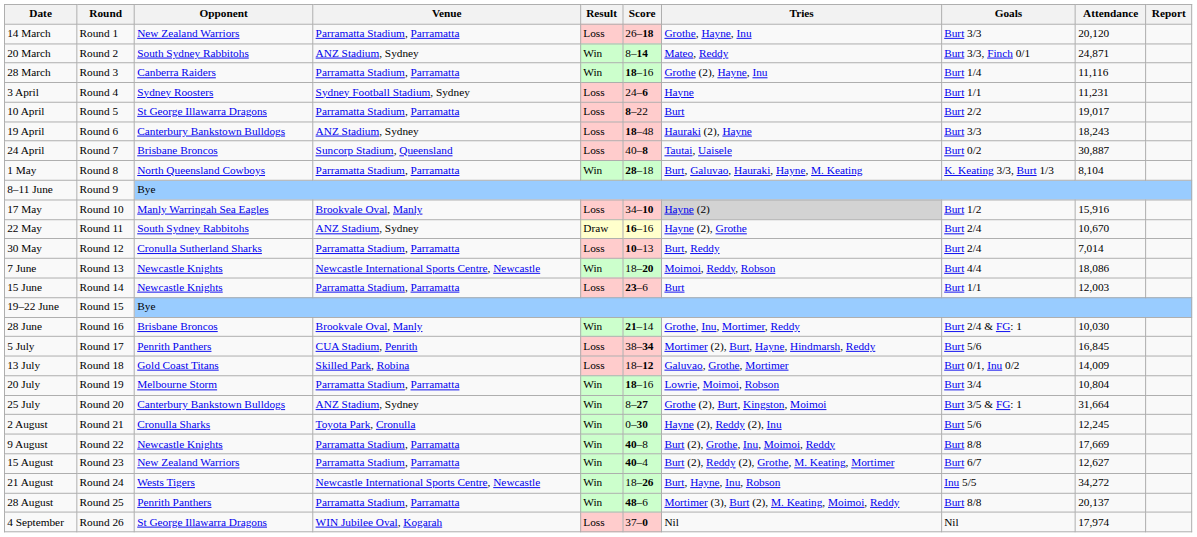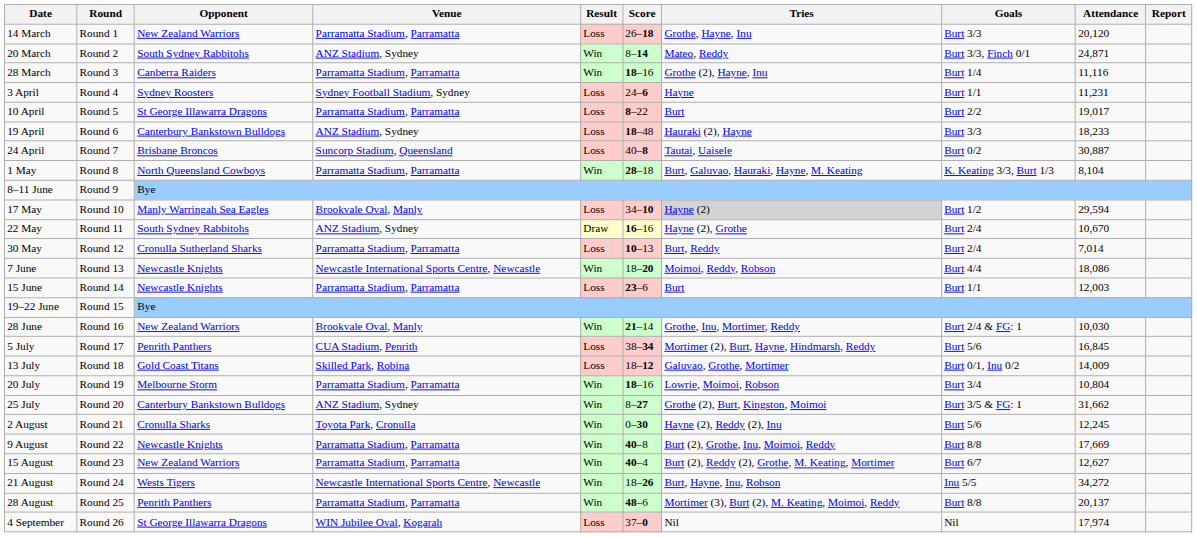(1094, 131) 18,243 -> (1094, 131) 18,233
(1094, 209) 15,916 -> (1094, 209) 29,594
(177, 326) Brisbane Broncos -> (188, 326) New Zealand Warriors
(1094, 404) 31,664 -> (1094, 404) 31,662
